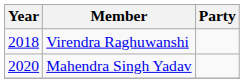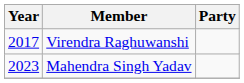(24, 41) 2018 -> (24, 41) 2017
(24, 66) 2020 -> (24, 66) 2023
